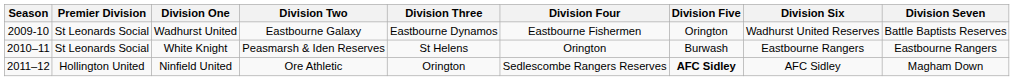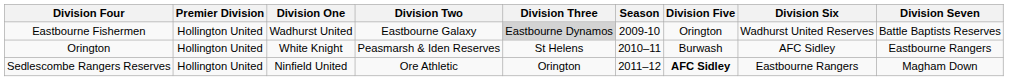columns swapped: (28, 13) <-> (585, 13)
(102, 31) St Leonards Social -> (220, 31) Hollington United
(444, 31) no background -> (559, 31) lightgrey background
(102, 48) St Leonards Social -> (220, 48) Hollington United
(813, 48) Eastbourne Rangers -> (807, 48) AFC Sidley
(813, 66) AFC Sidley -> (807, 66) Eastbourne Rangers
